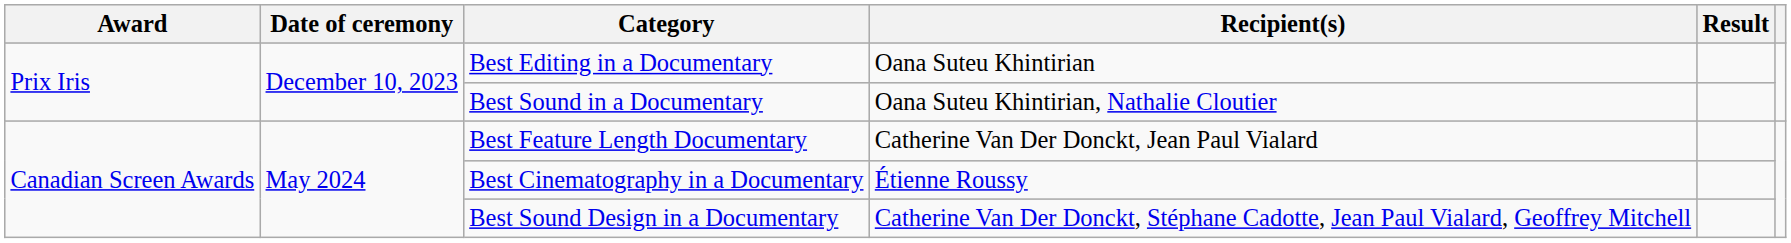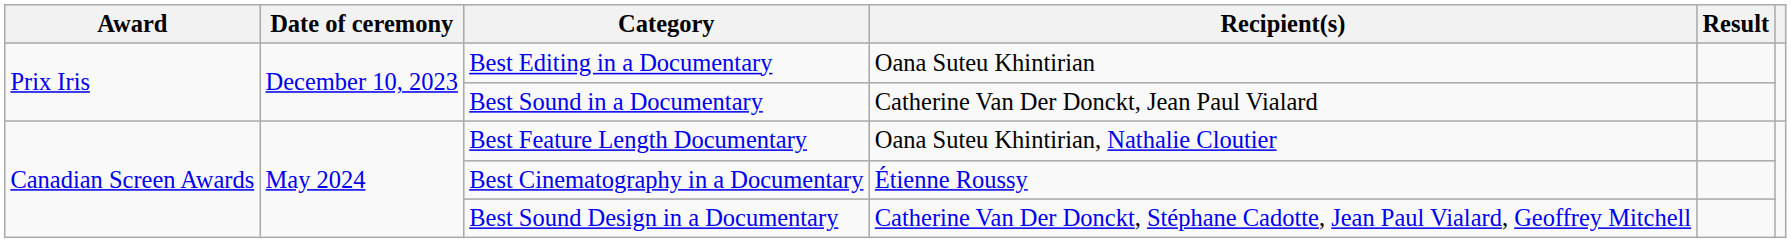(1076, 101) Oana Suteu Khintirian, Nathalie Cloutier -> (1096, 101) Catherine Van Der Donckt, Jean Paul Vialard
(1096, 140) Catherine Van Der Donckt, Jean Paul Vialard -> (1076, 140) Oana Suteu Khintirian, Nathalie Cloutier
